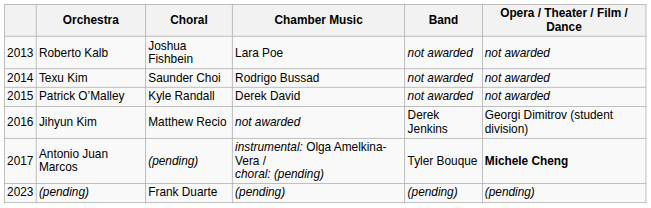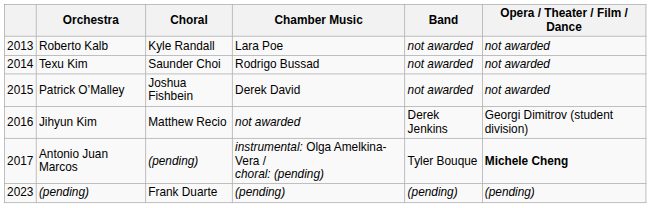(171, 52) Joshua Fishbein -> (181, 45) Kyle Randall
(181, 96) Kyle Randall -> (171, 90) Joshua Fishbein
